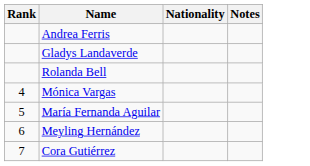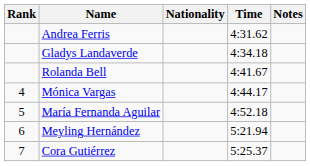+ column: (249, 14)
